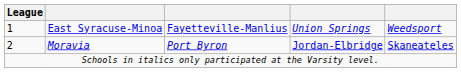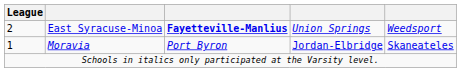(10, 29) 1 -> (10, 29) 2
(227, 29) normal -> (227, 29) bold
(10, 45) 2 -> (10, 45) 1
